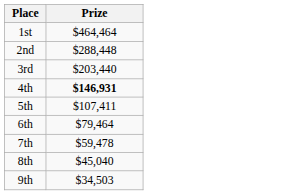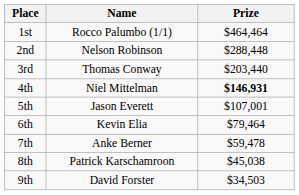+ column: (122, 13)
(95, 106) $107,411 -> (246, 106) $107,001
(95, 161) $45,040 -> (246, 161) $45,038
